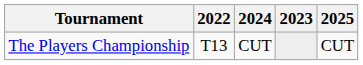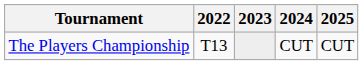columns swapped: (296, 18) <-> (255, 18)
